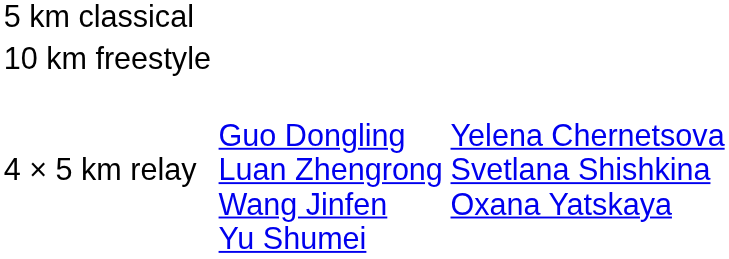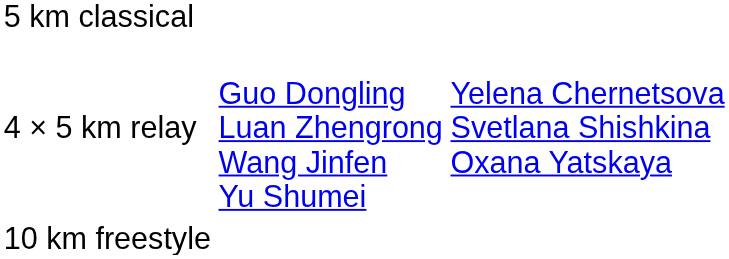rows swapped: (107, 59) <-> (100, 170)
